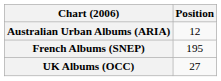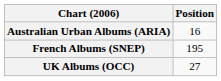(195, 31) 12 -> (195, 31) 16
